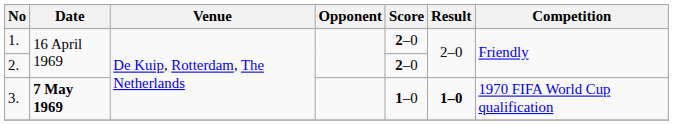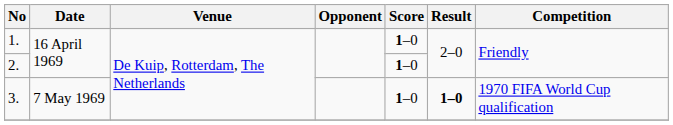(406, 40) 2–0 -> (406, 40) 1–0
(406, 65) 2–0 -> (406, 65) 1–0
(53, 98) bold -> (69, 98) normal
